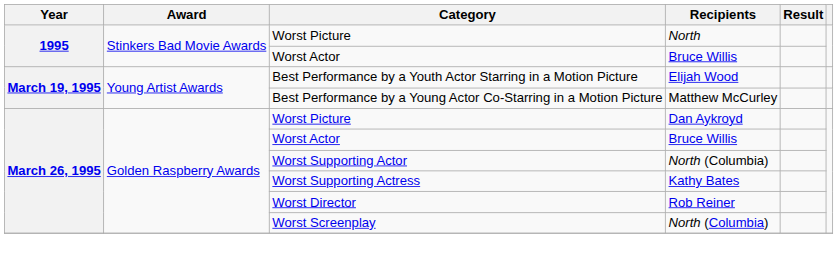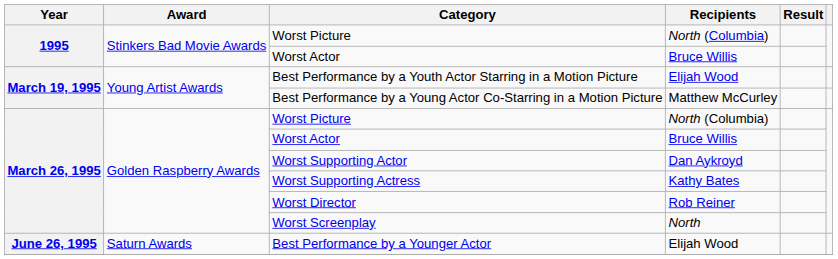(685, 35) North -> (719, 35) North (Columbia)
(706, 118) Dan Aykroyd -> (719, 118) North (Columbia)
(719, 160) North (Columbia) -> (706, 160) Dan Aykroyd
(719, 222) North (Columbia) -> (685, 222) North
+ row: (54, 243)
